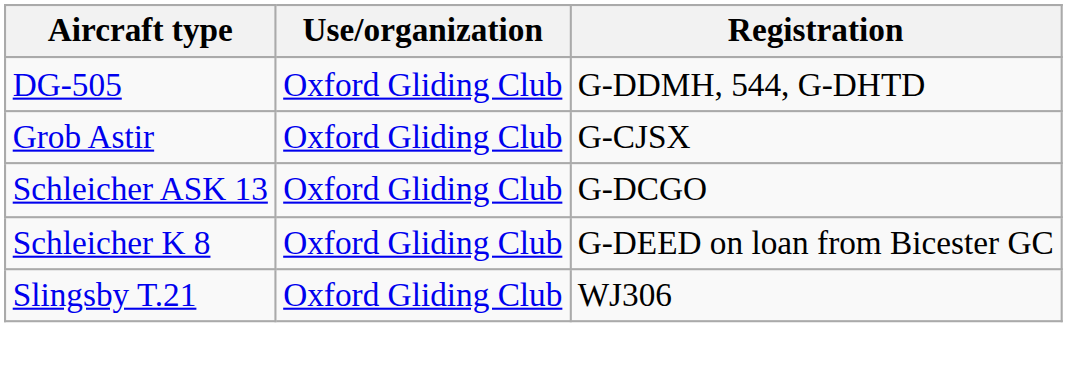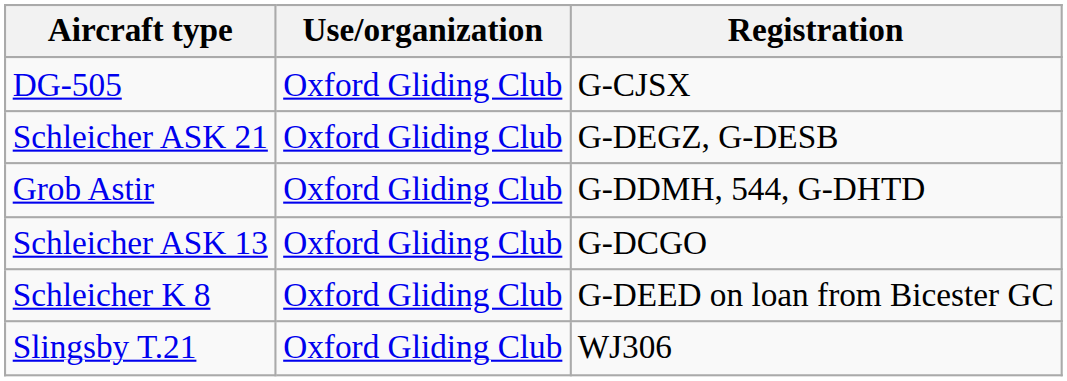(751, 83) G-DDMH, 544, G-DHTD -> (634, 83) G-CJSX
+ row: (140, 136)
(634, 136) G-CJSX -> (751, 189) G-DDMH, 544, G-DHTD
